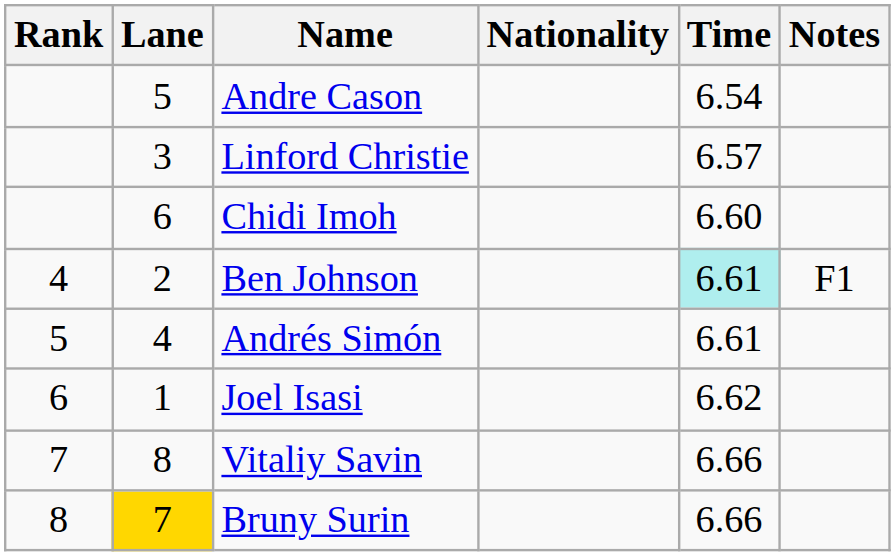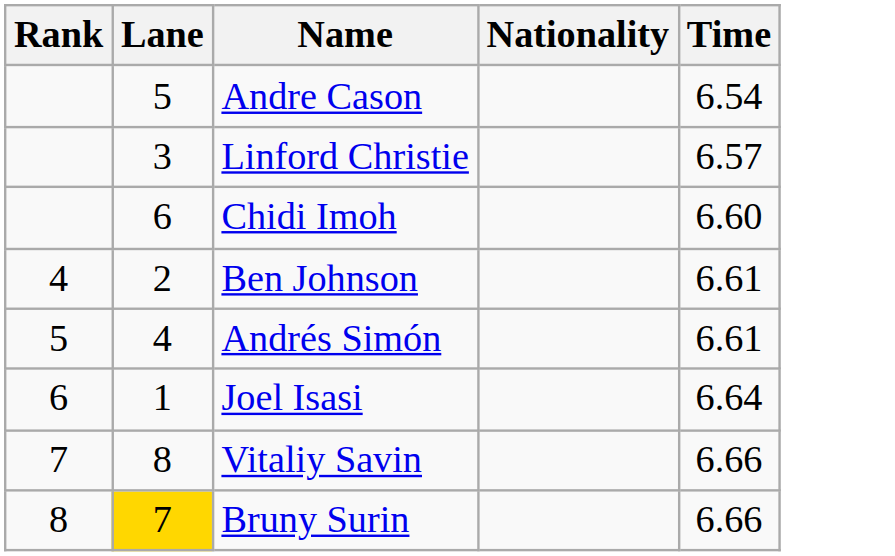- column: (834, 34)
(729, 277) paleturquoise background -> (729, 277) no background
(729, 398) 6.62 -> (729, 398) 6.64
